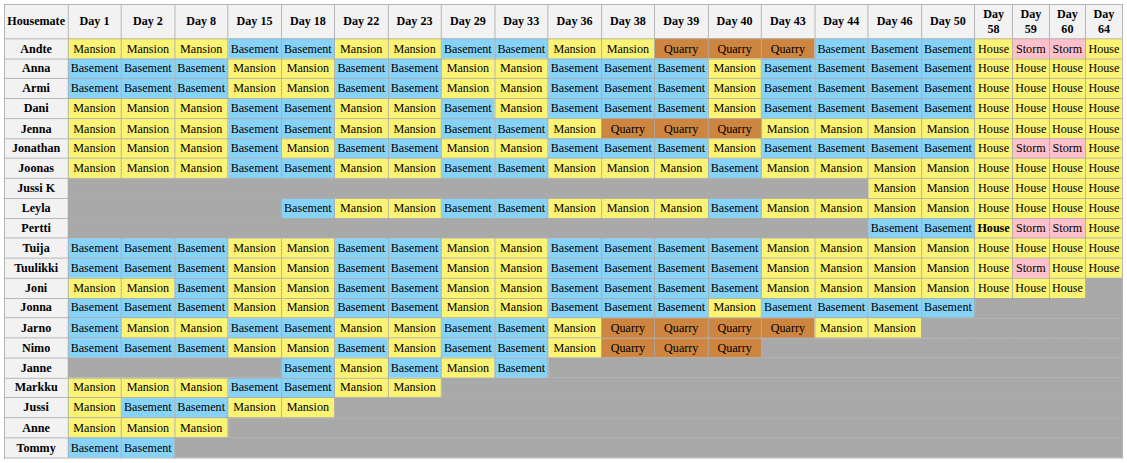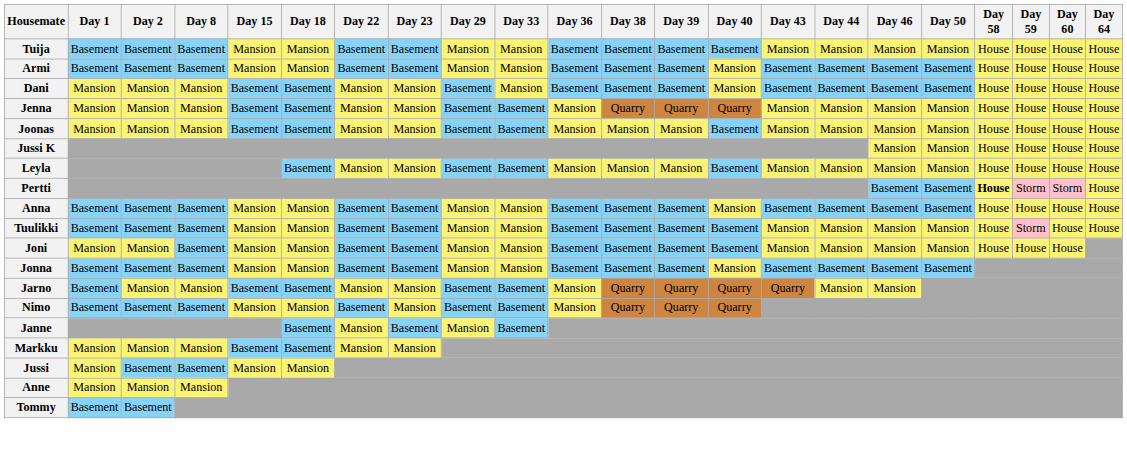- row: (36, 49)
rows swapped: (36, 69) <-> (36, 248)
- row: (36, 148)
